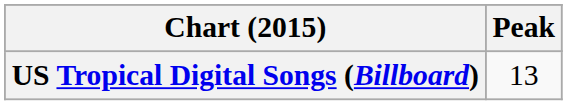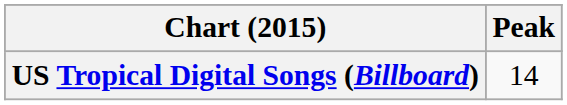(524, 74) 13 -> (524, 74) 14
